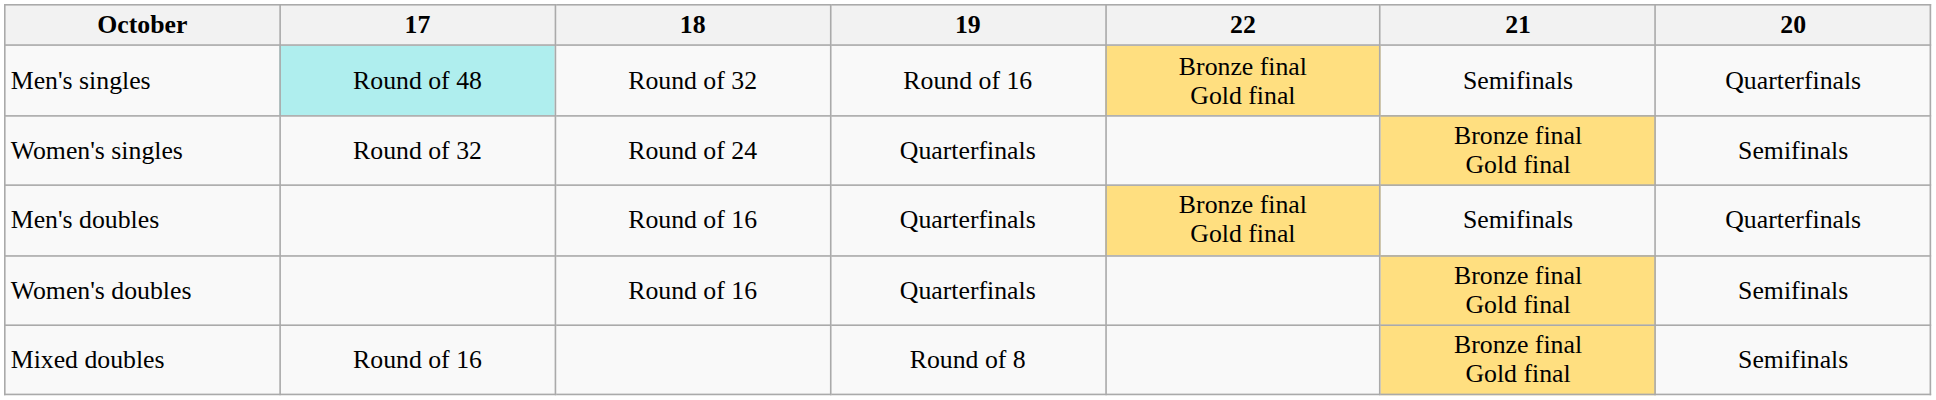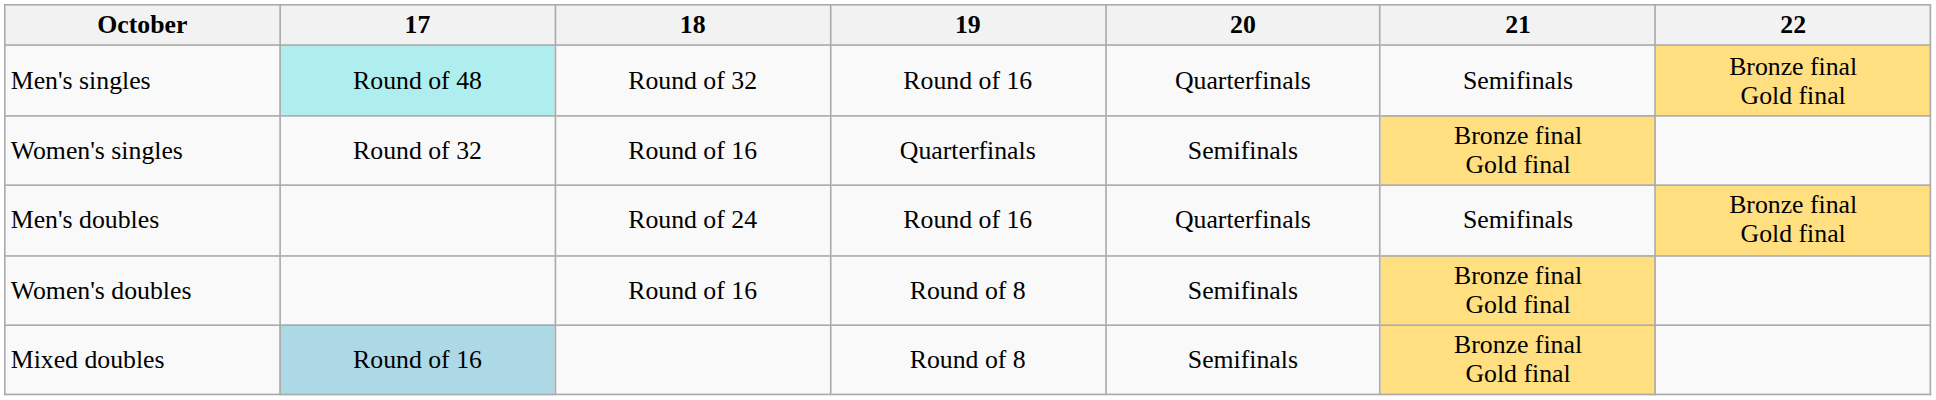columns swapped: (1793, 24) <-> (1243, 24)
(693, 150) Round of 24 -> (693, 150) Round of 16
(693, 219) Round of 16 -> (693, 219) Round of 24
(968, 219) Quarterfinals -> (968, 219) Round of 16
(968, 289) Quarterfinals -> (968, 289) Round of 8
(417, 359) no background -> (417, 359) lightblue background
